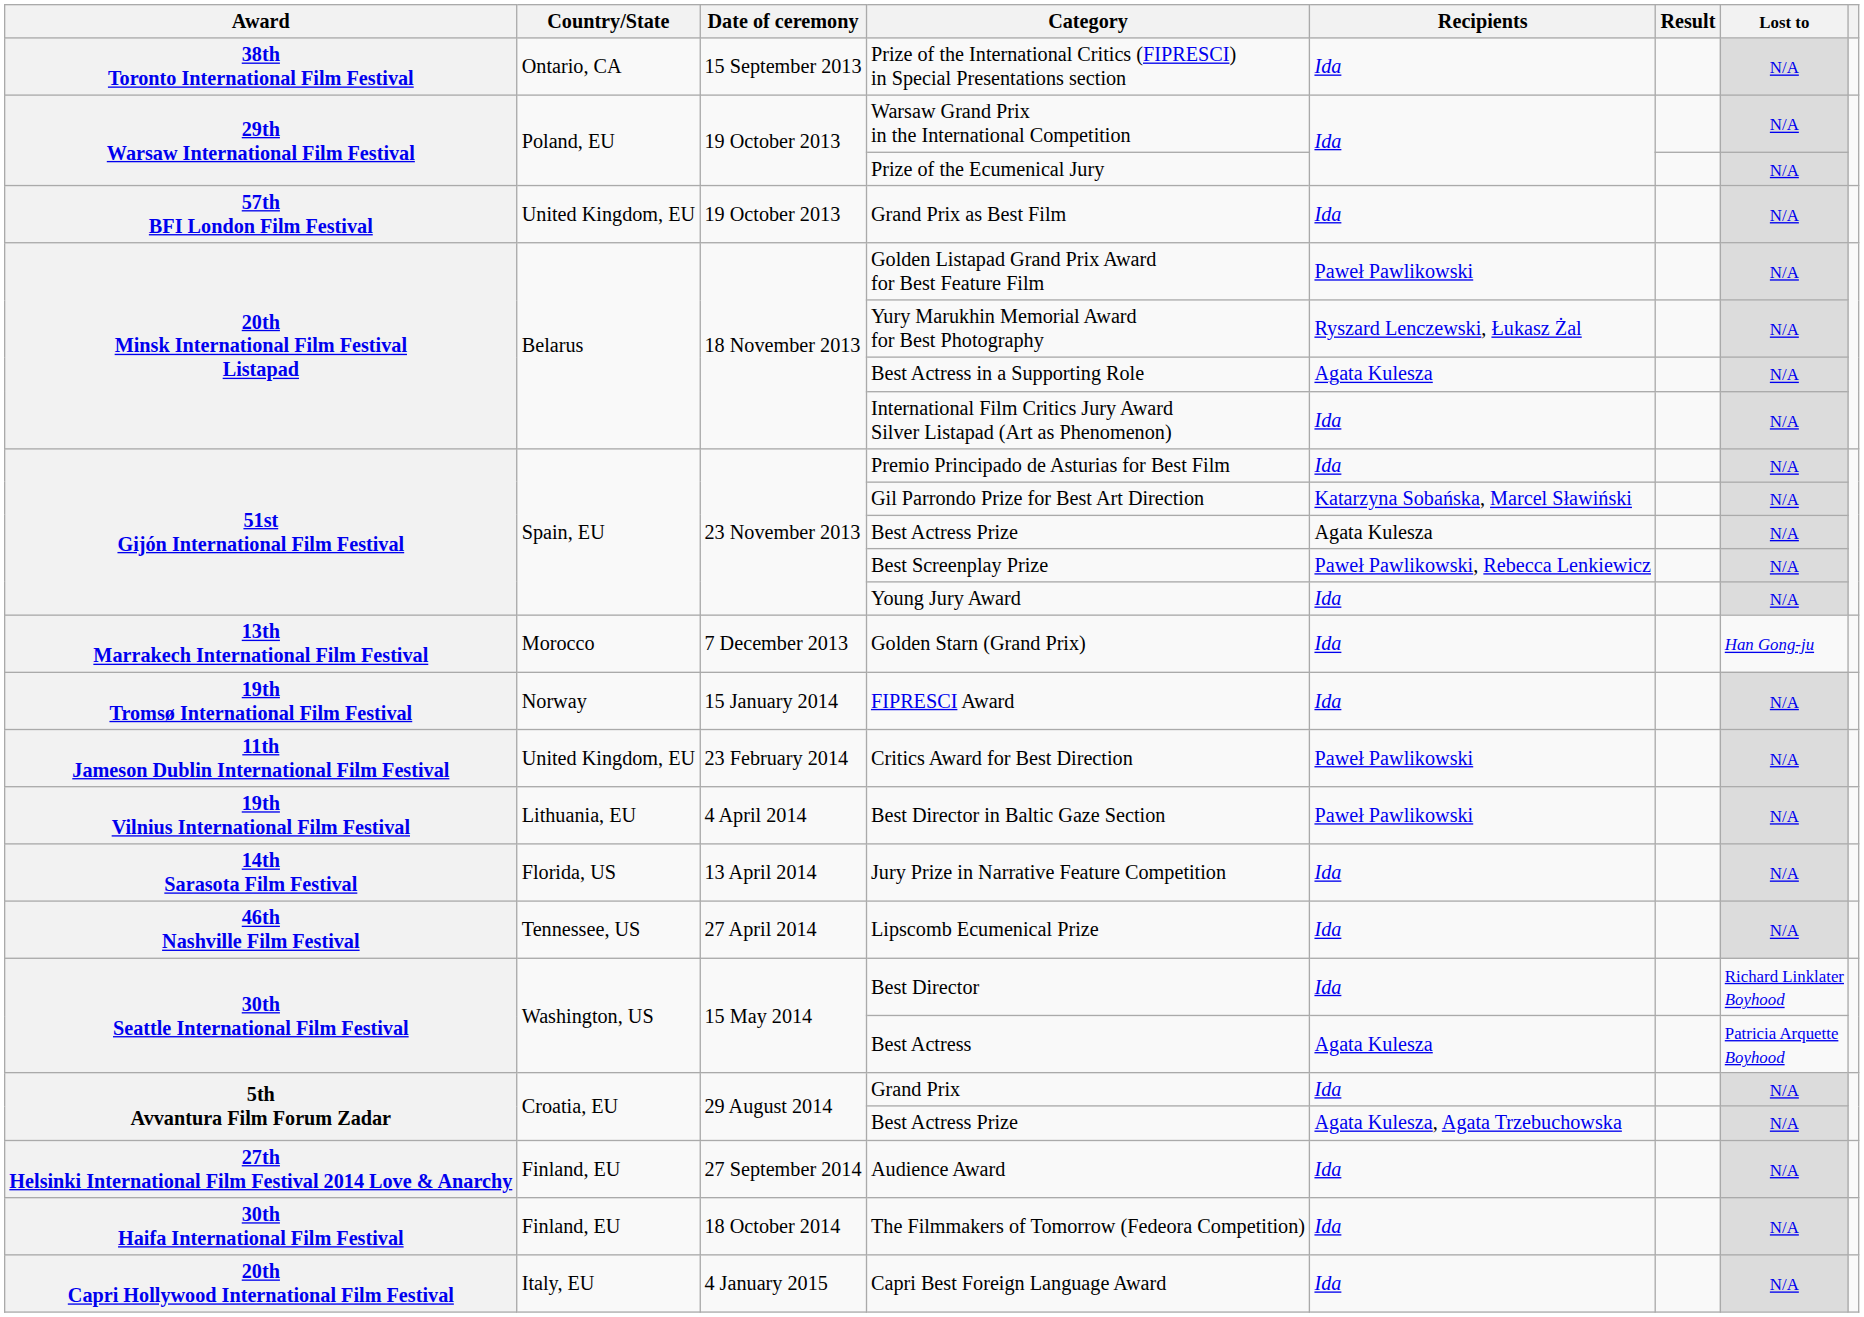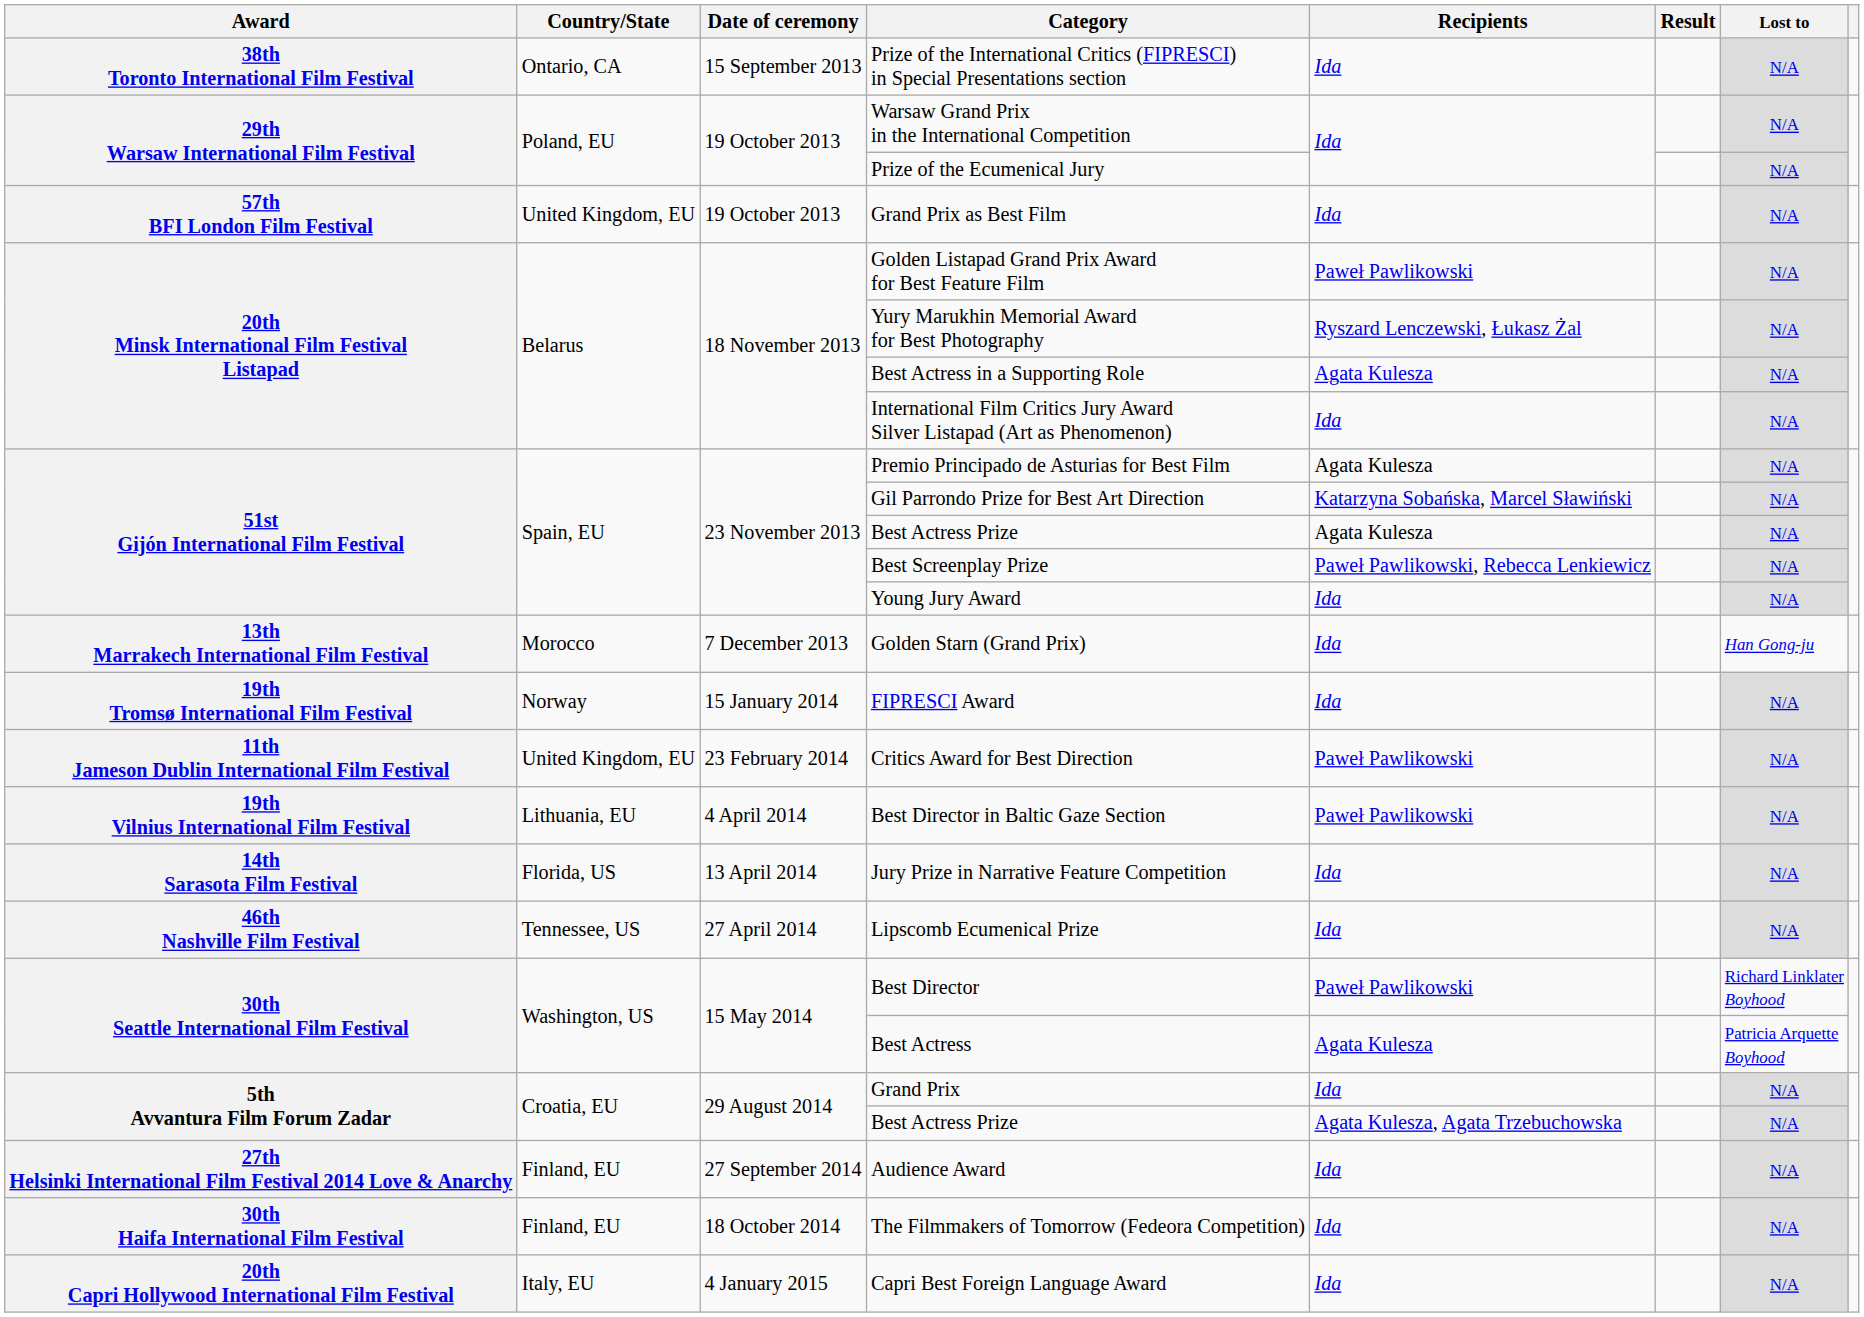(1328, 464) Ida -> (1374, 464) Agata Kulesza
(1328, 987) Ida -> (1394, 987) Paweł Pawlikowski
